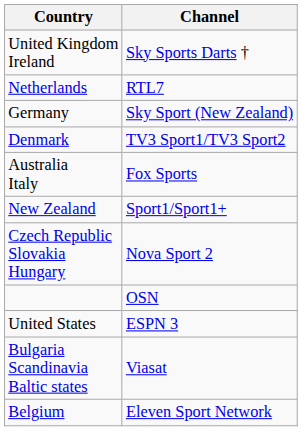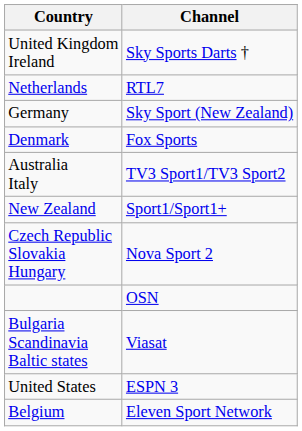(206, 139) TV3 Sport1/TV3 Sport2 -> (162, 139) Fox Sports
(162, 174) Fox Sports -> (206, 174) TV3 Sport1/TV3 Sport2
rows swapped: (52, 323) <-> (48, 368)
